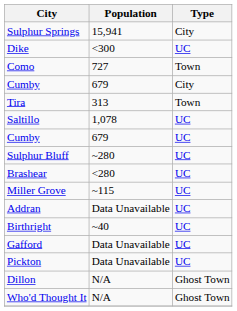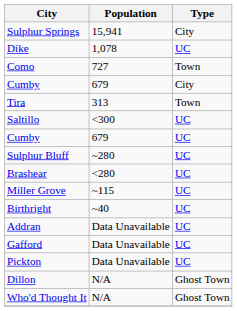(103, 48) <300 -> (104, 48) 1,078
(104, 119) 1,078 -> (103, 119) <300
rows swapped: (29, 226) <-> (24, 208)
